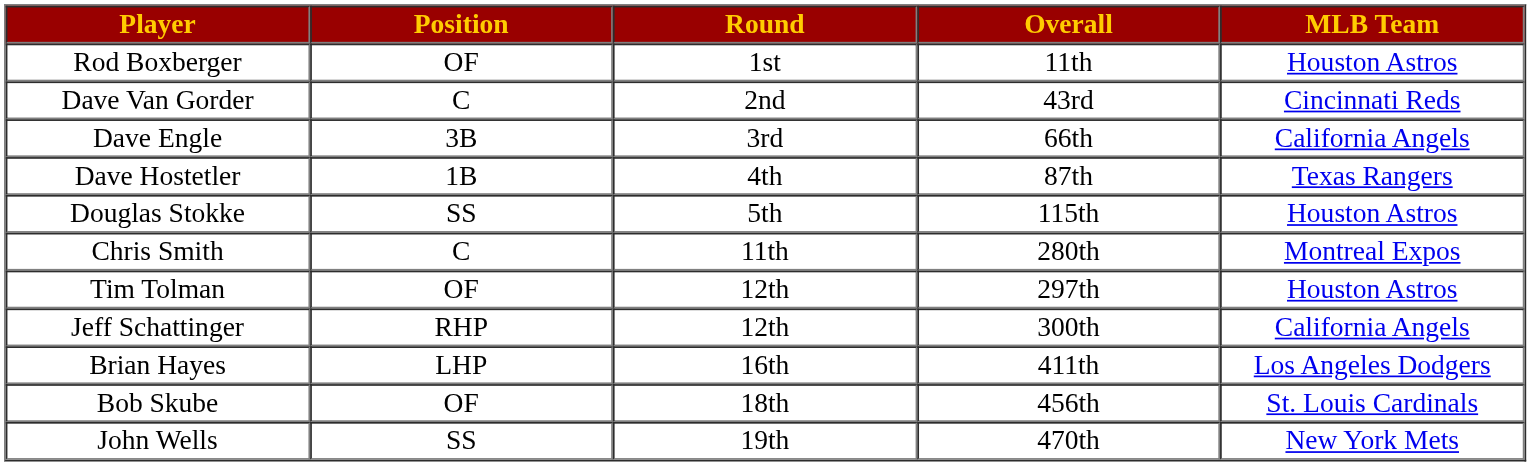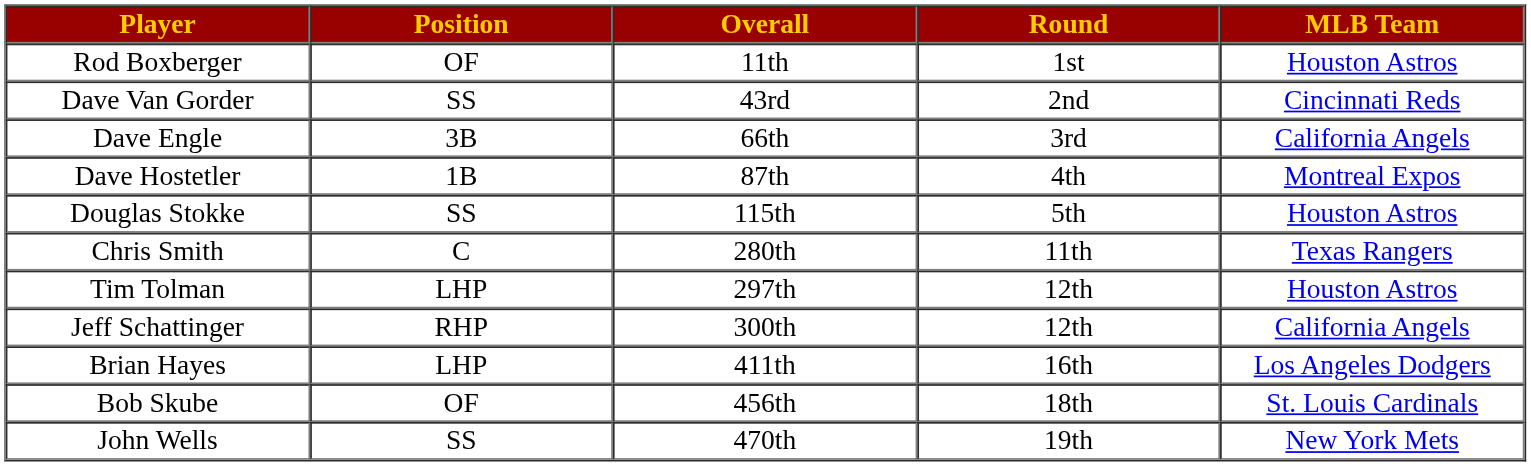columns swapped: (765, 24) <-> (1069, 24)
(461, 99) C -> (461, 99) SS
(1372, 175) Texas Rangers -> (1372, 175) Montreal Expos
(1372, 251) Montreal Expos -> (1372, 251) Texas Rangers
(461, 289) OF -> (461, 289) LHP
